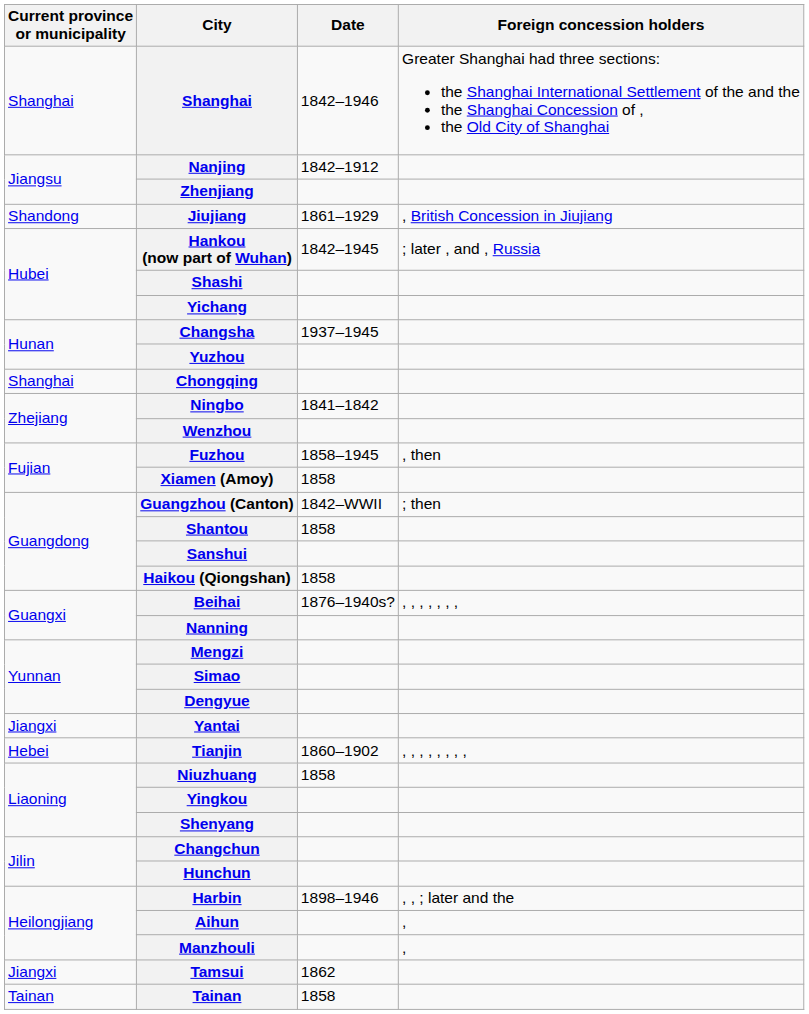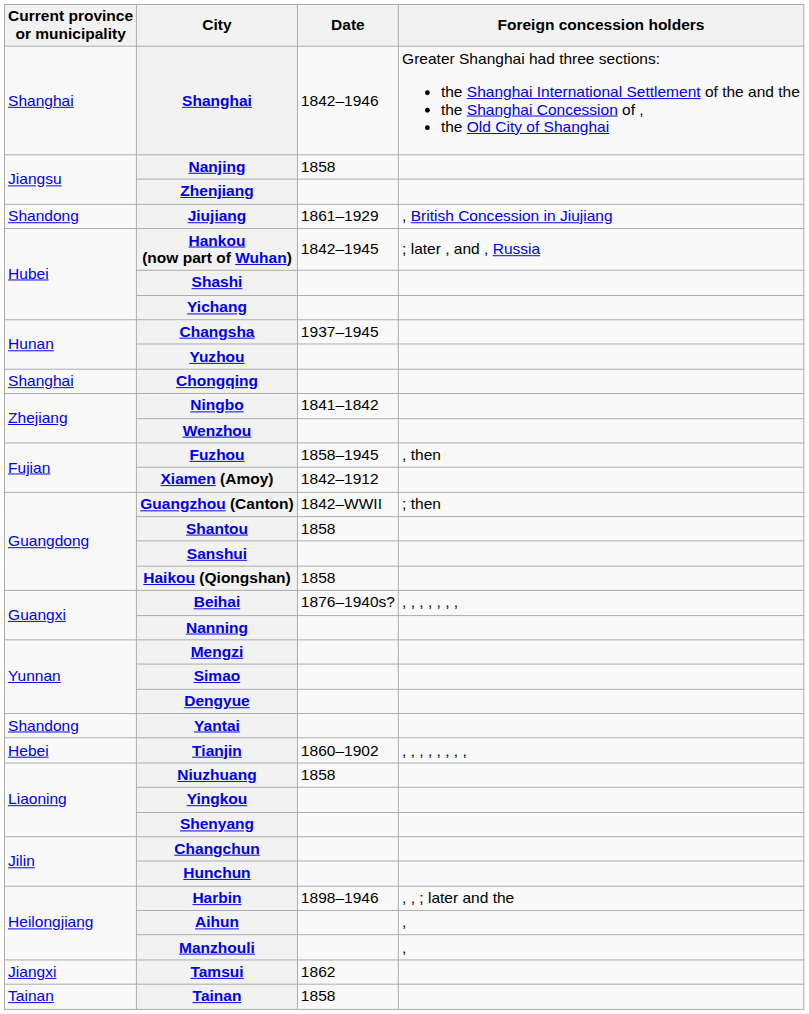(340, 166) 1842–1912 -> (318, 166) 1858
(318, 479) 1858 -> (340, 479) 1842–1912
(32, 725) Jiangxi -> (43, 725) Shandong
